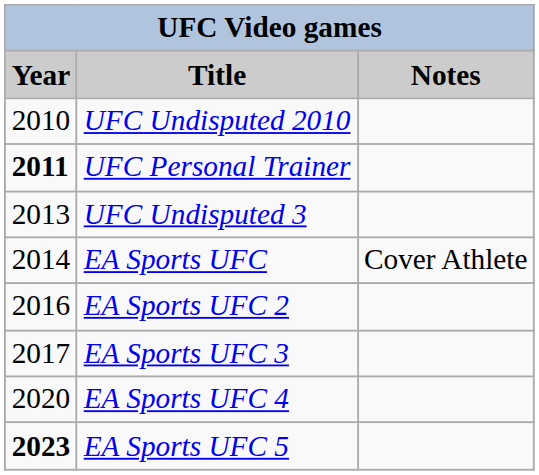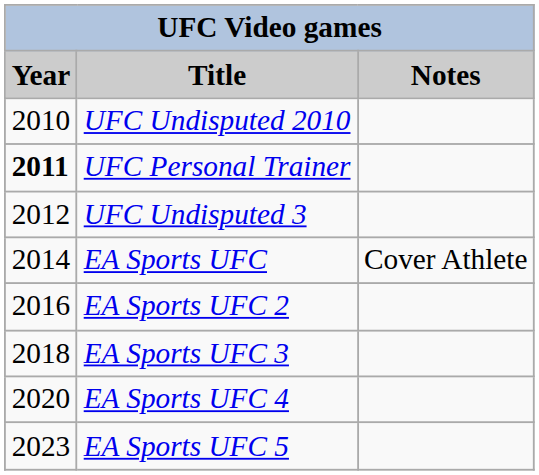(41, 213) 2013 -> (41, 213) 2012
(41, 352) 2017 -> (41, 352) 2018
(41, 445) bold -> (41, 445) normal
